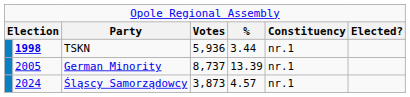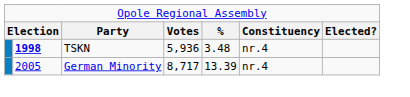(243, 48) 3.44 -> (217, 48) 3.48
(281, 48) nr.1 -> (255, 48) nr.4
(209, 66) 8,737 -> (183, 66) 8,717
(281, 66) nr.1 -> (255, 66) nr.4
- row: (126, 84)
